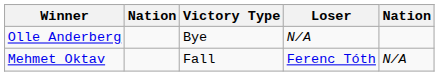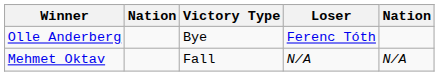(299, 38) N/A -> (331, 38) Ferenc Tóth
(331, 60) Ferenc Tóth -> (299, 60) N/A
